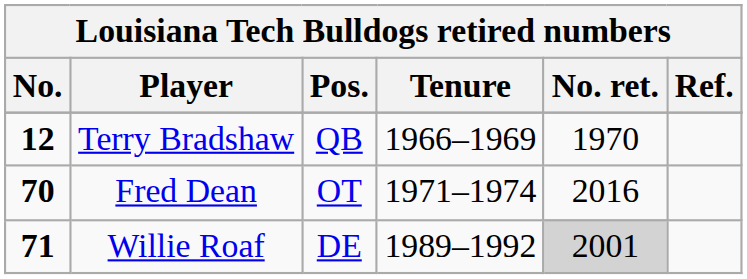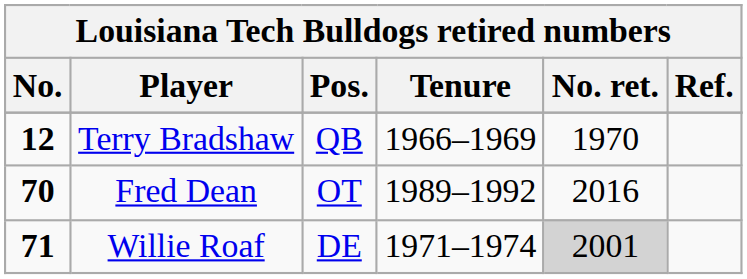(460, 191) 1971–1974 -> (460, 191) 1989–1992
(460, 245) 1989–1992 -> (460, 245) 1971–1974
